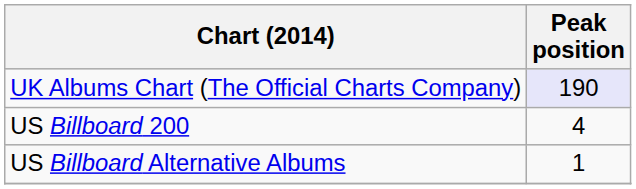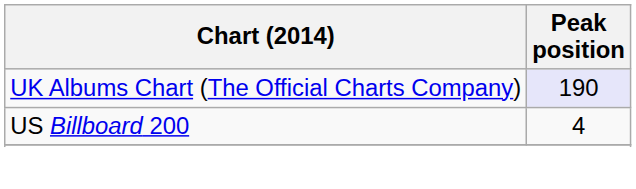- row: (178, 163)
